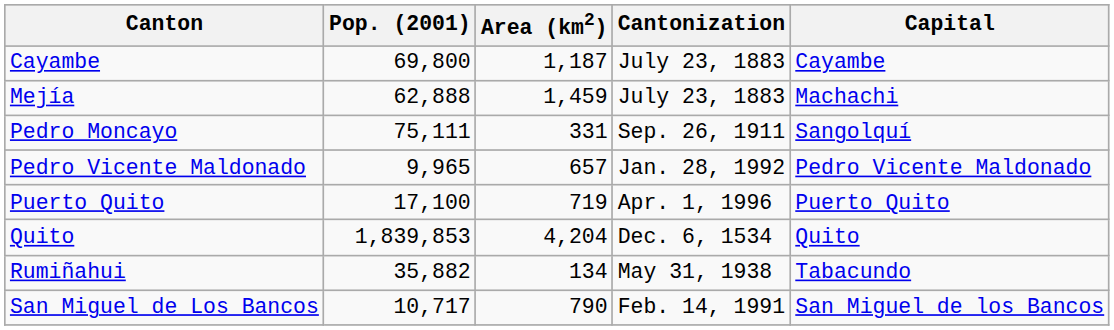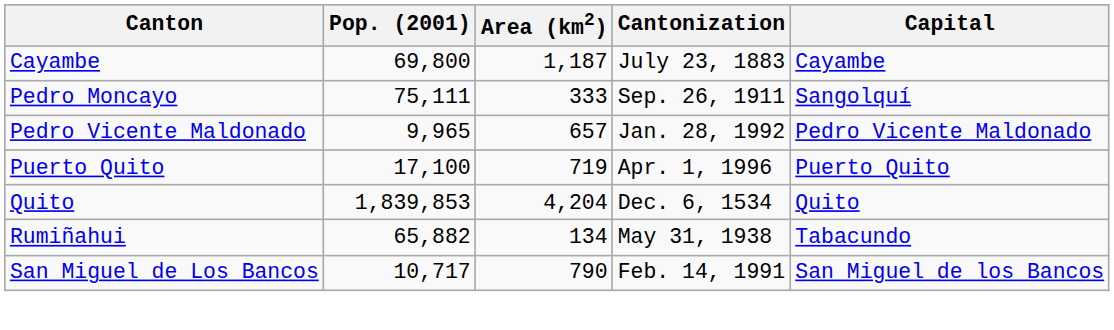- row: (42, 98)
(588, 133) 331 -> (588, 98) 333
(432, 273) 35,882 -> (432, 238) 65,882
